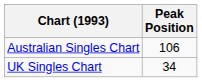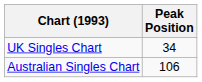rows swapped: (73, 47) <-> (54, 67)
